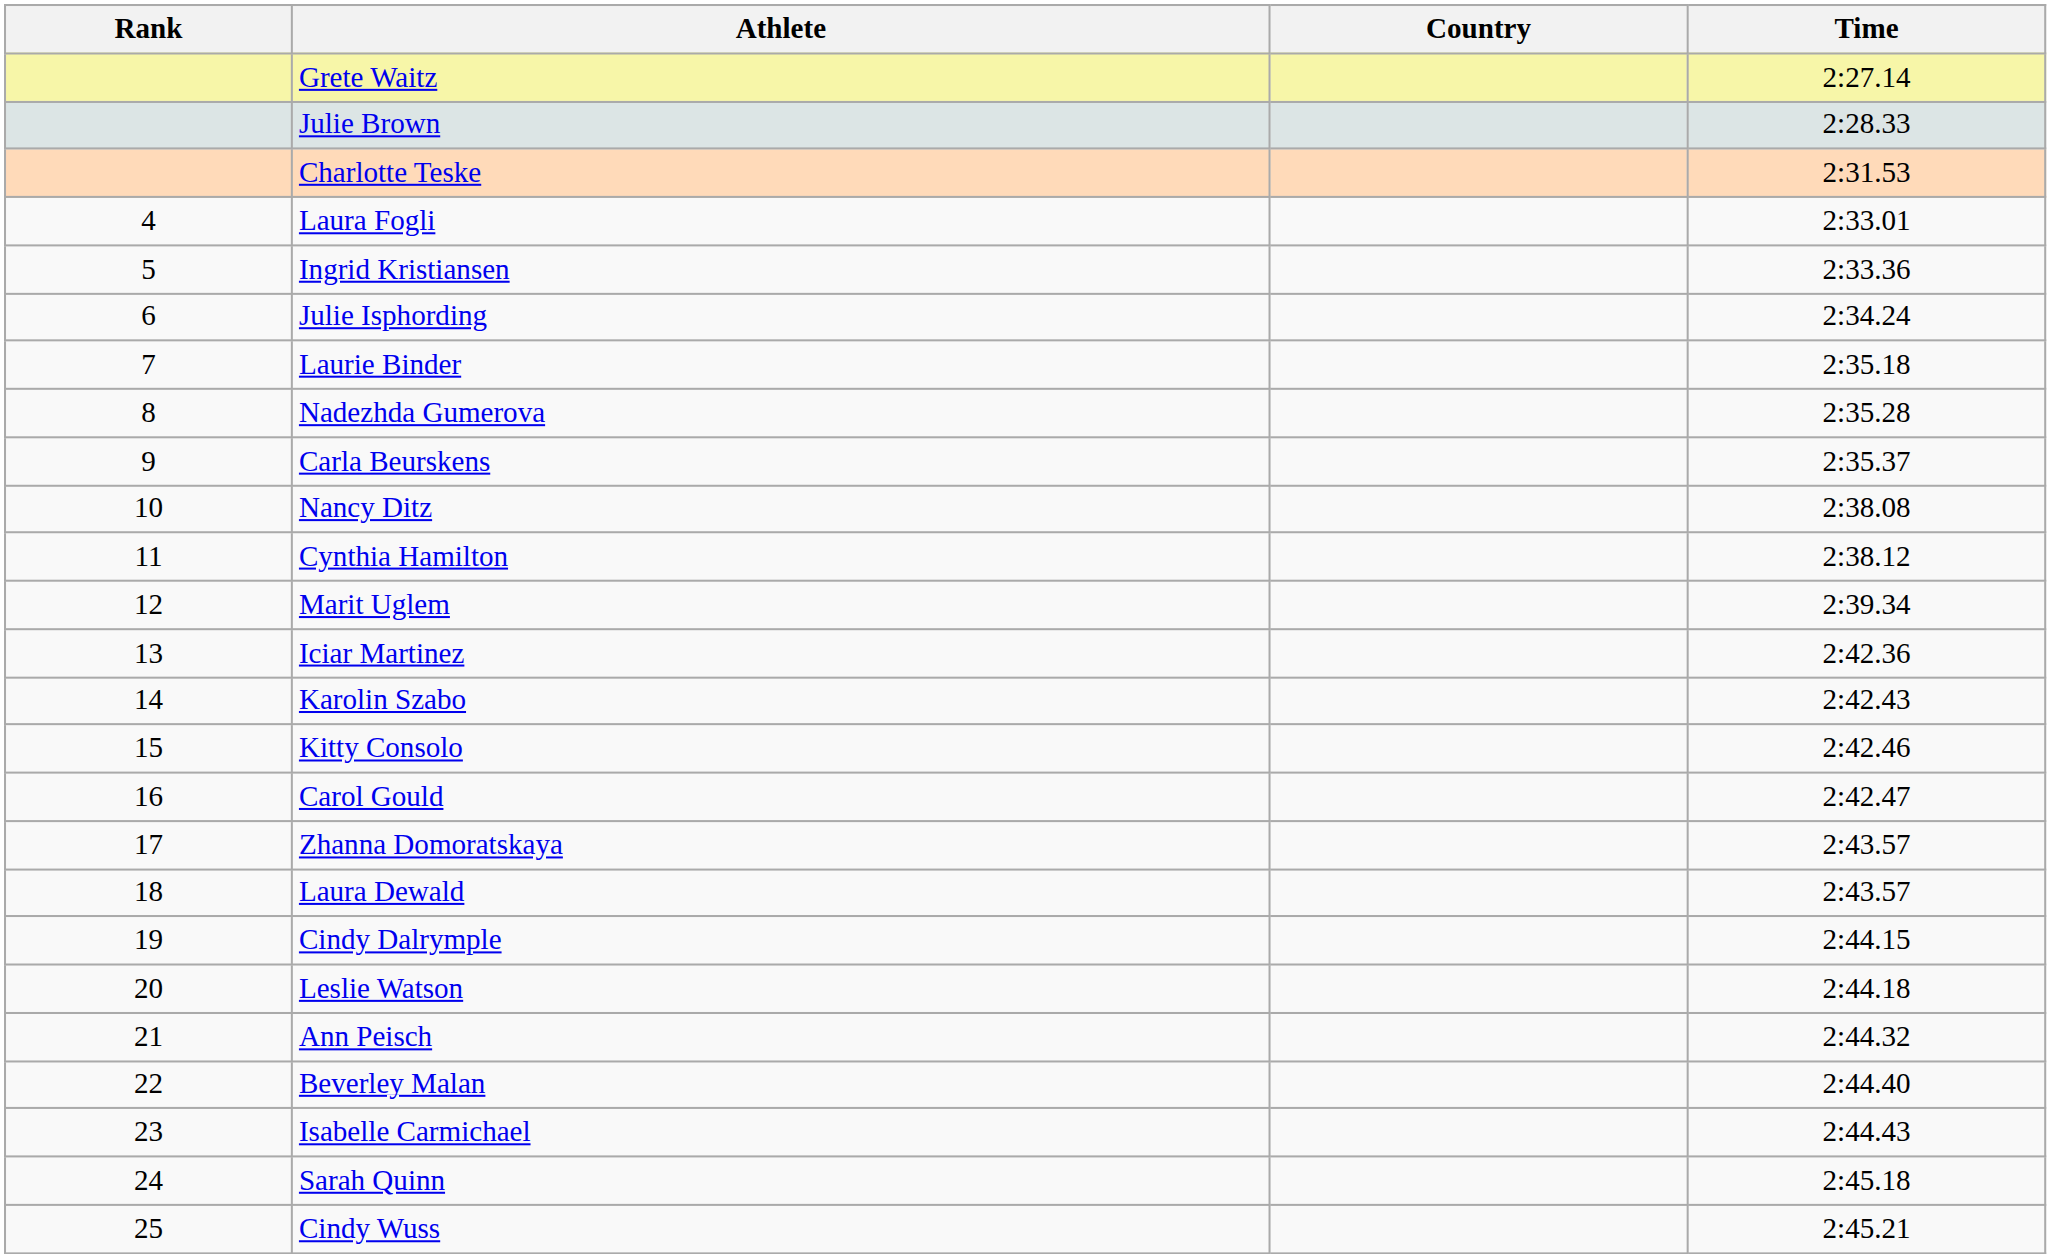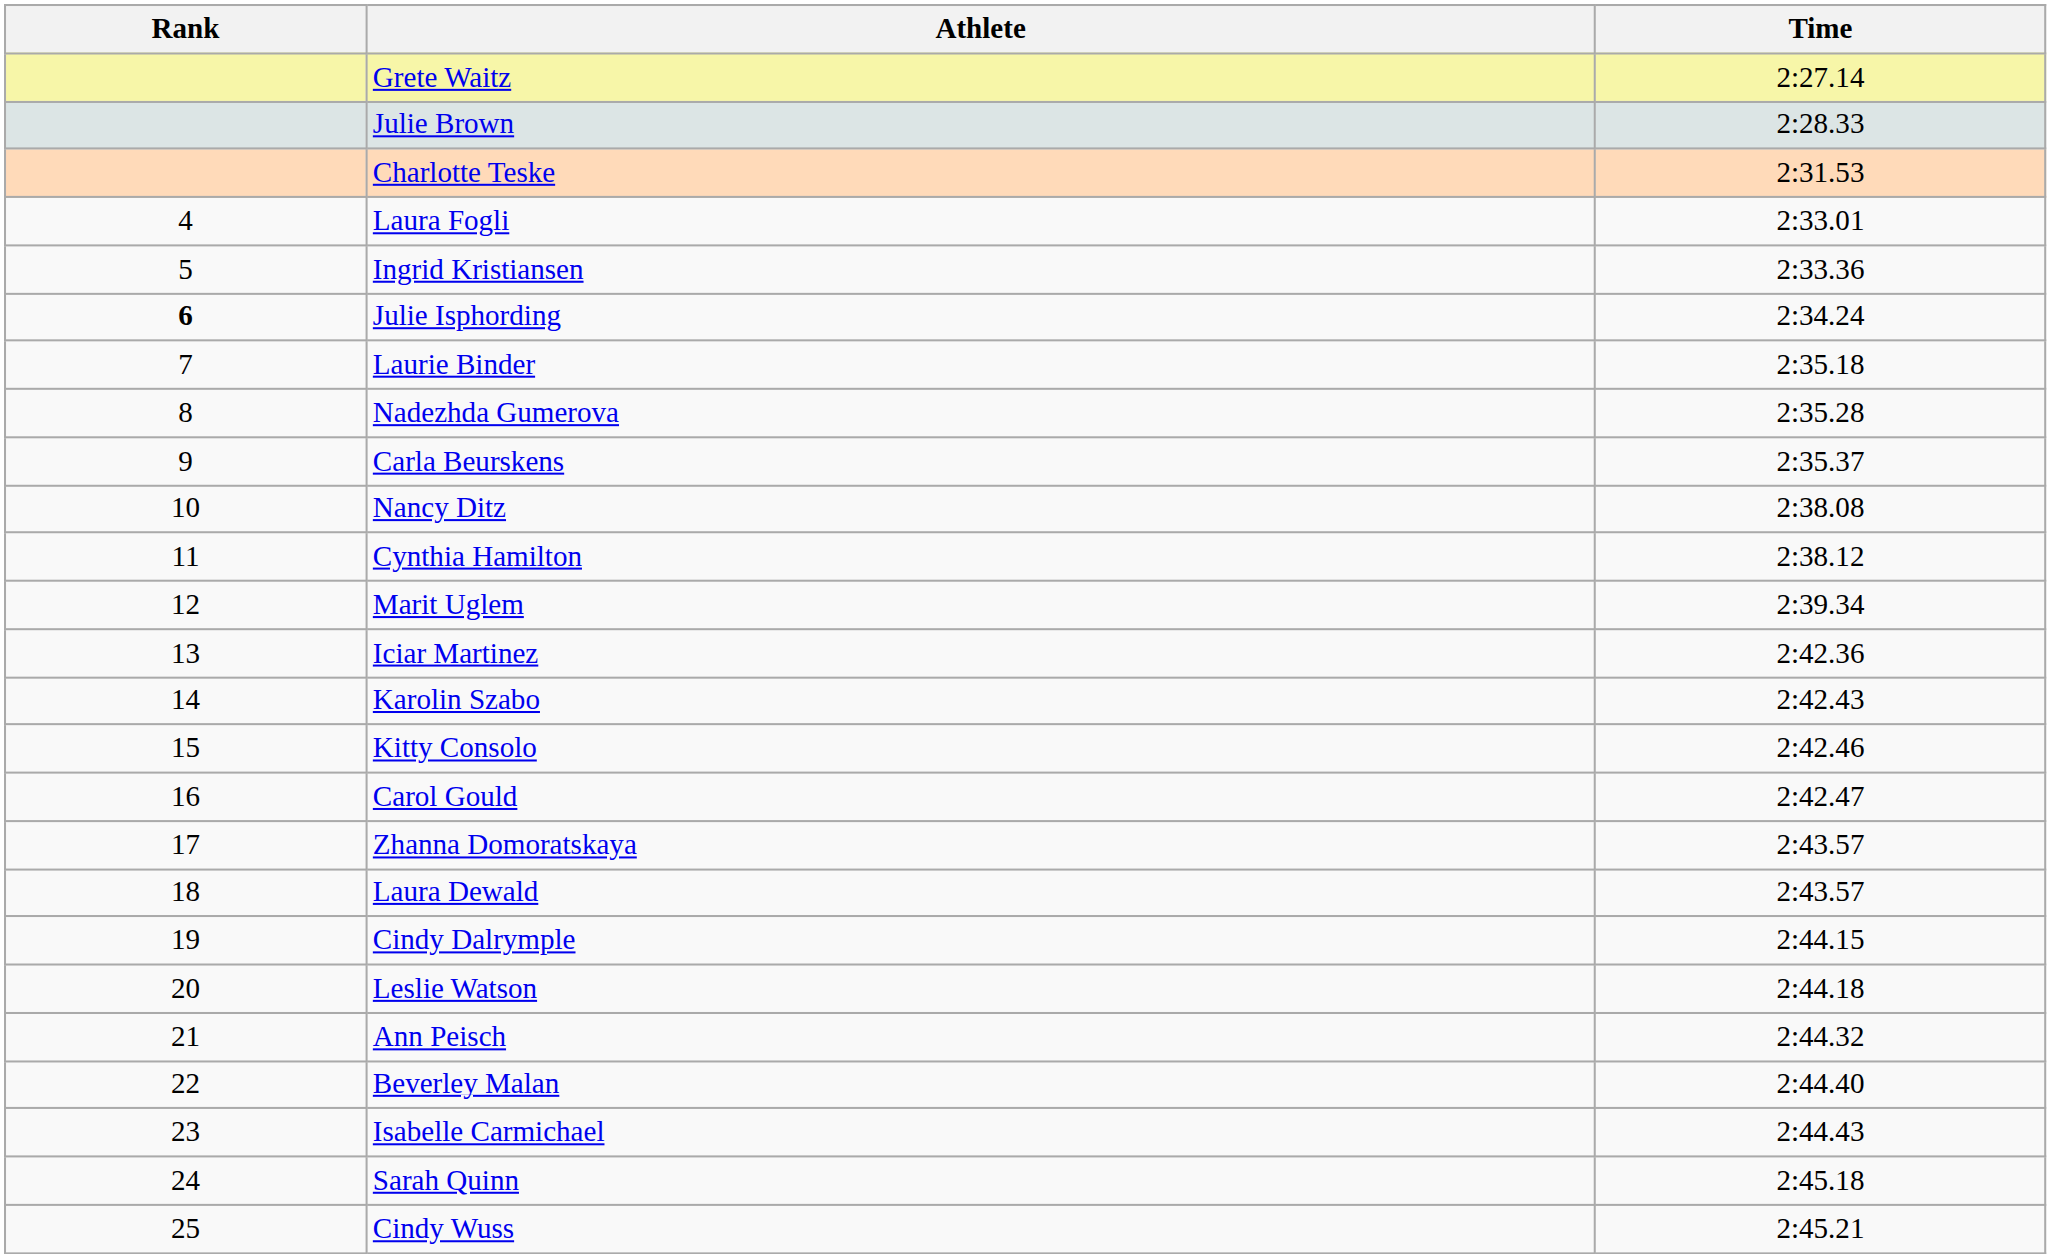- column: (1479, 28)
(149, 316) normal -> (186, 316) bold
